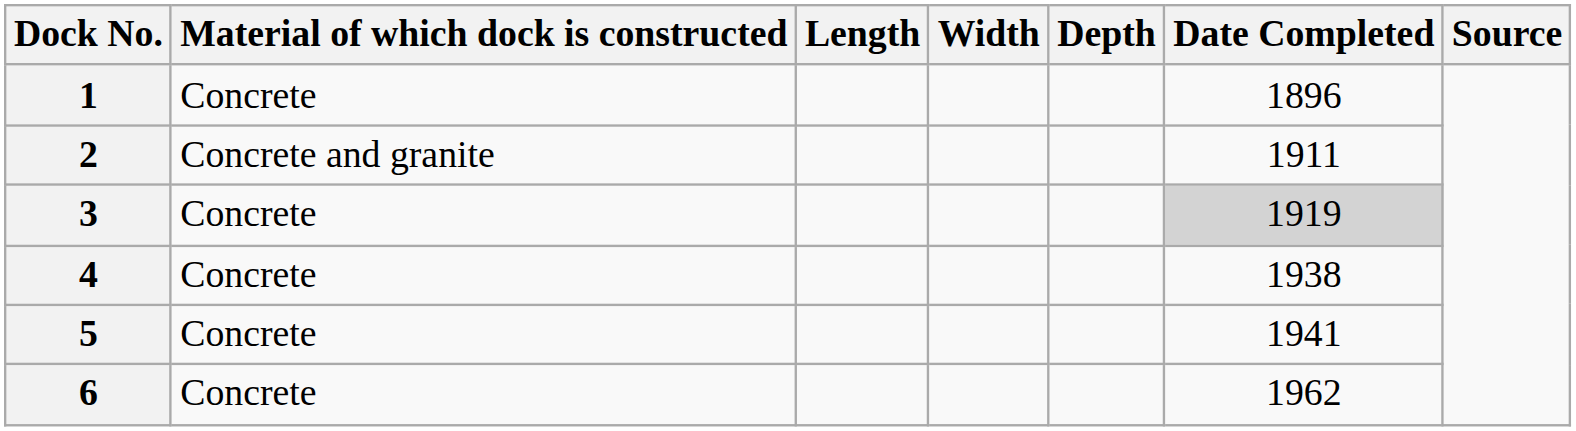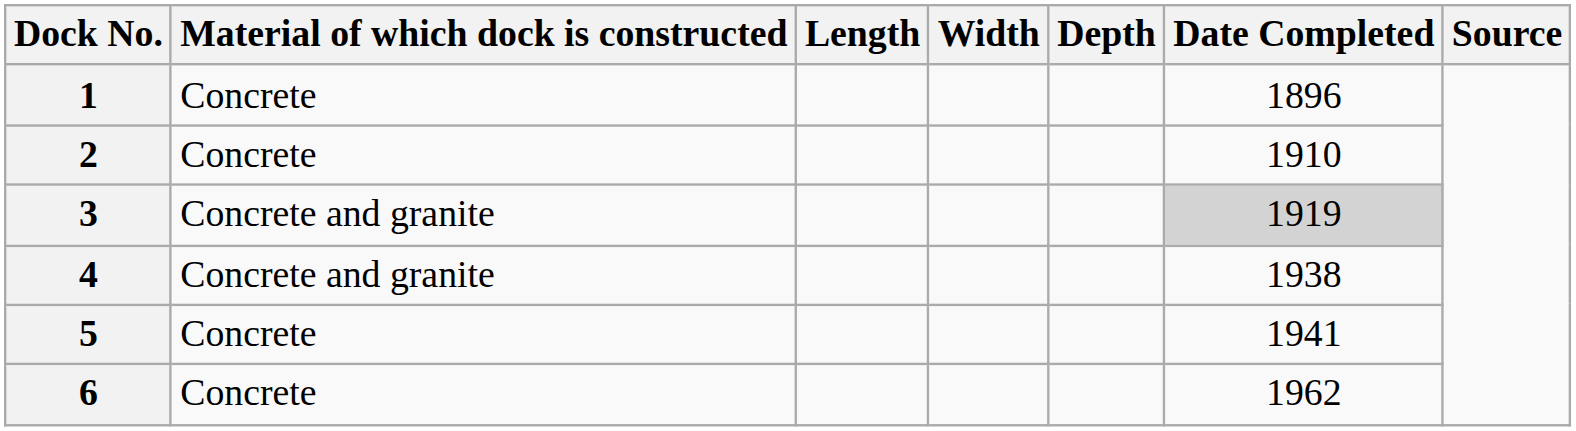(337, 154) Concrete and granite -> (248, 154) Concrete
(1304, 154) 1911 -> (1304, 154) 1910
(248, 214) Concrete -> (337, 214) Concrete and granite
(248, 273) Concrete -> (337, 273) Concrete and granite
